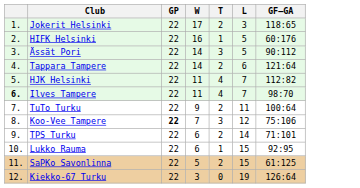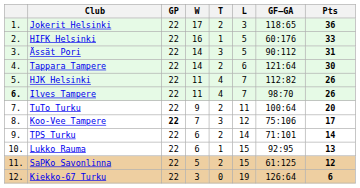+ column: (330, 11)
